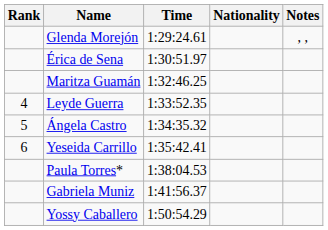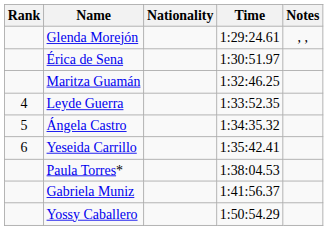columns swapped: (247, 15) <-> (177, 15)
